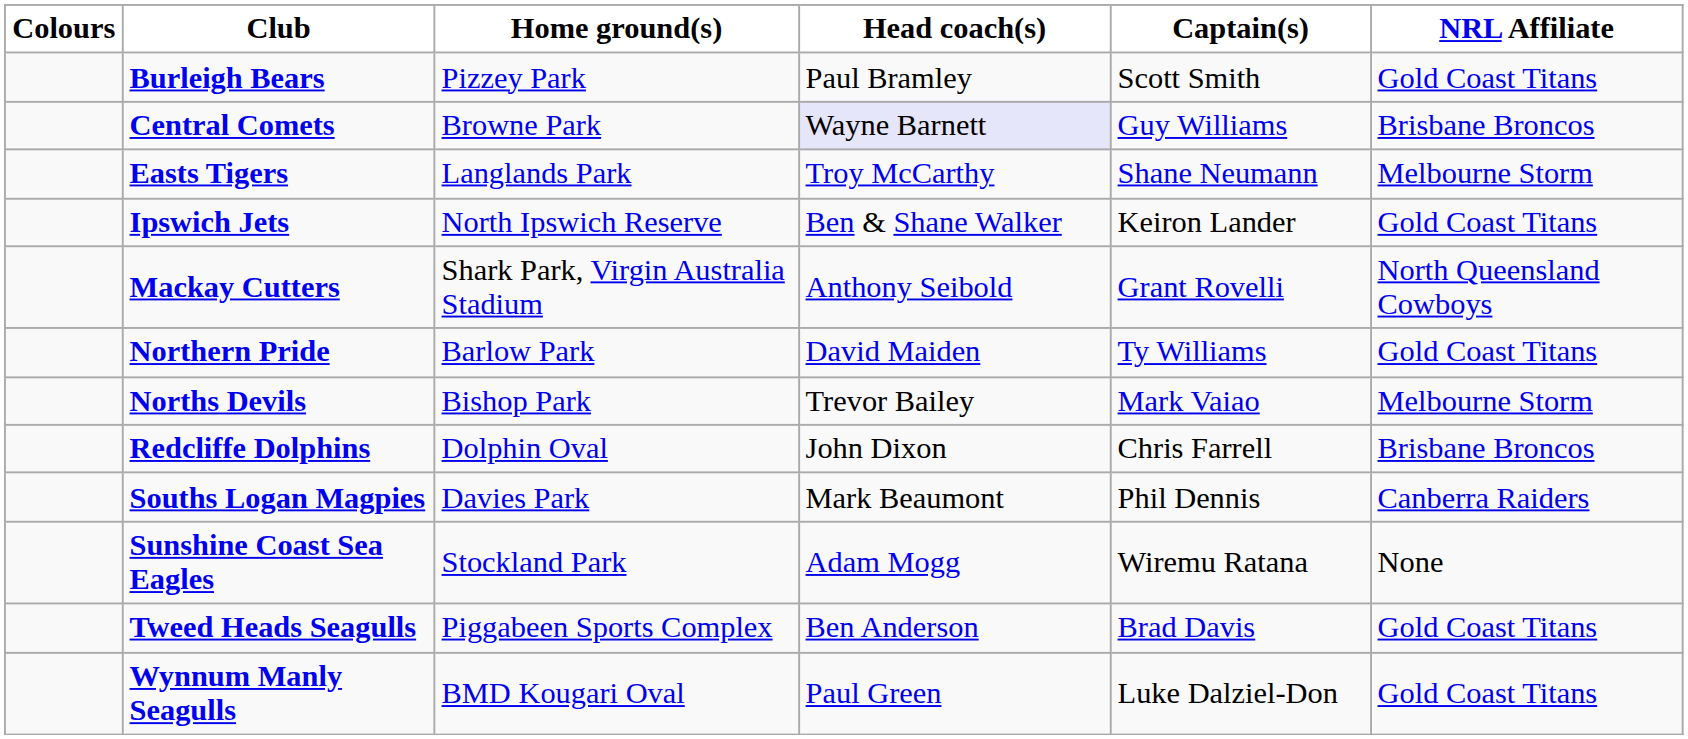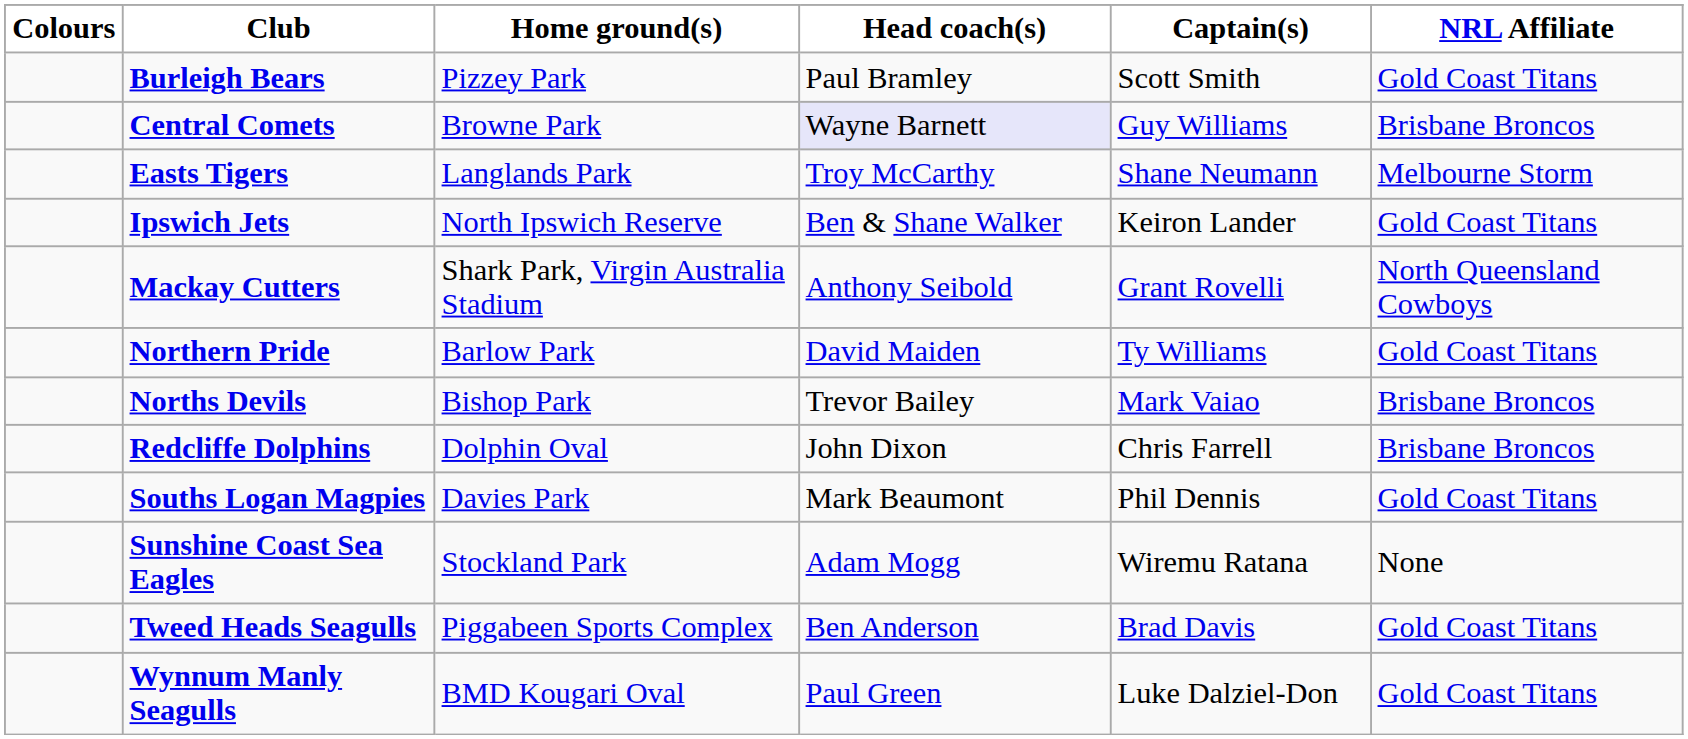(1485, 400) Melbourne Storm -> (1486, 400) Brisbane Broncos
(1483, 496) Canberra Raiders -> (1487, 496) Gold Coast Titans
